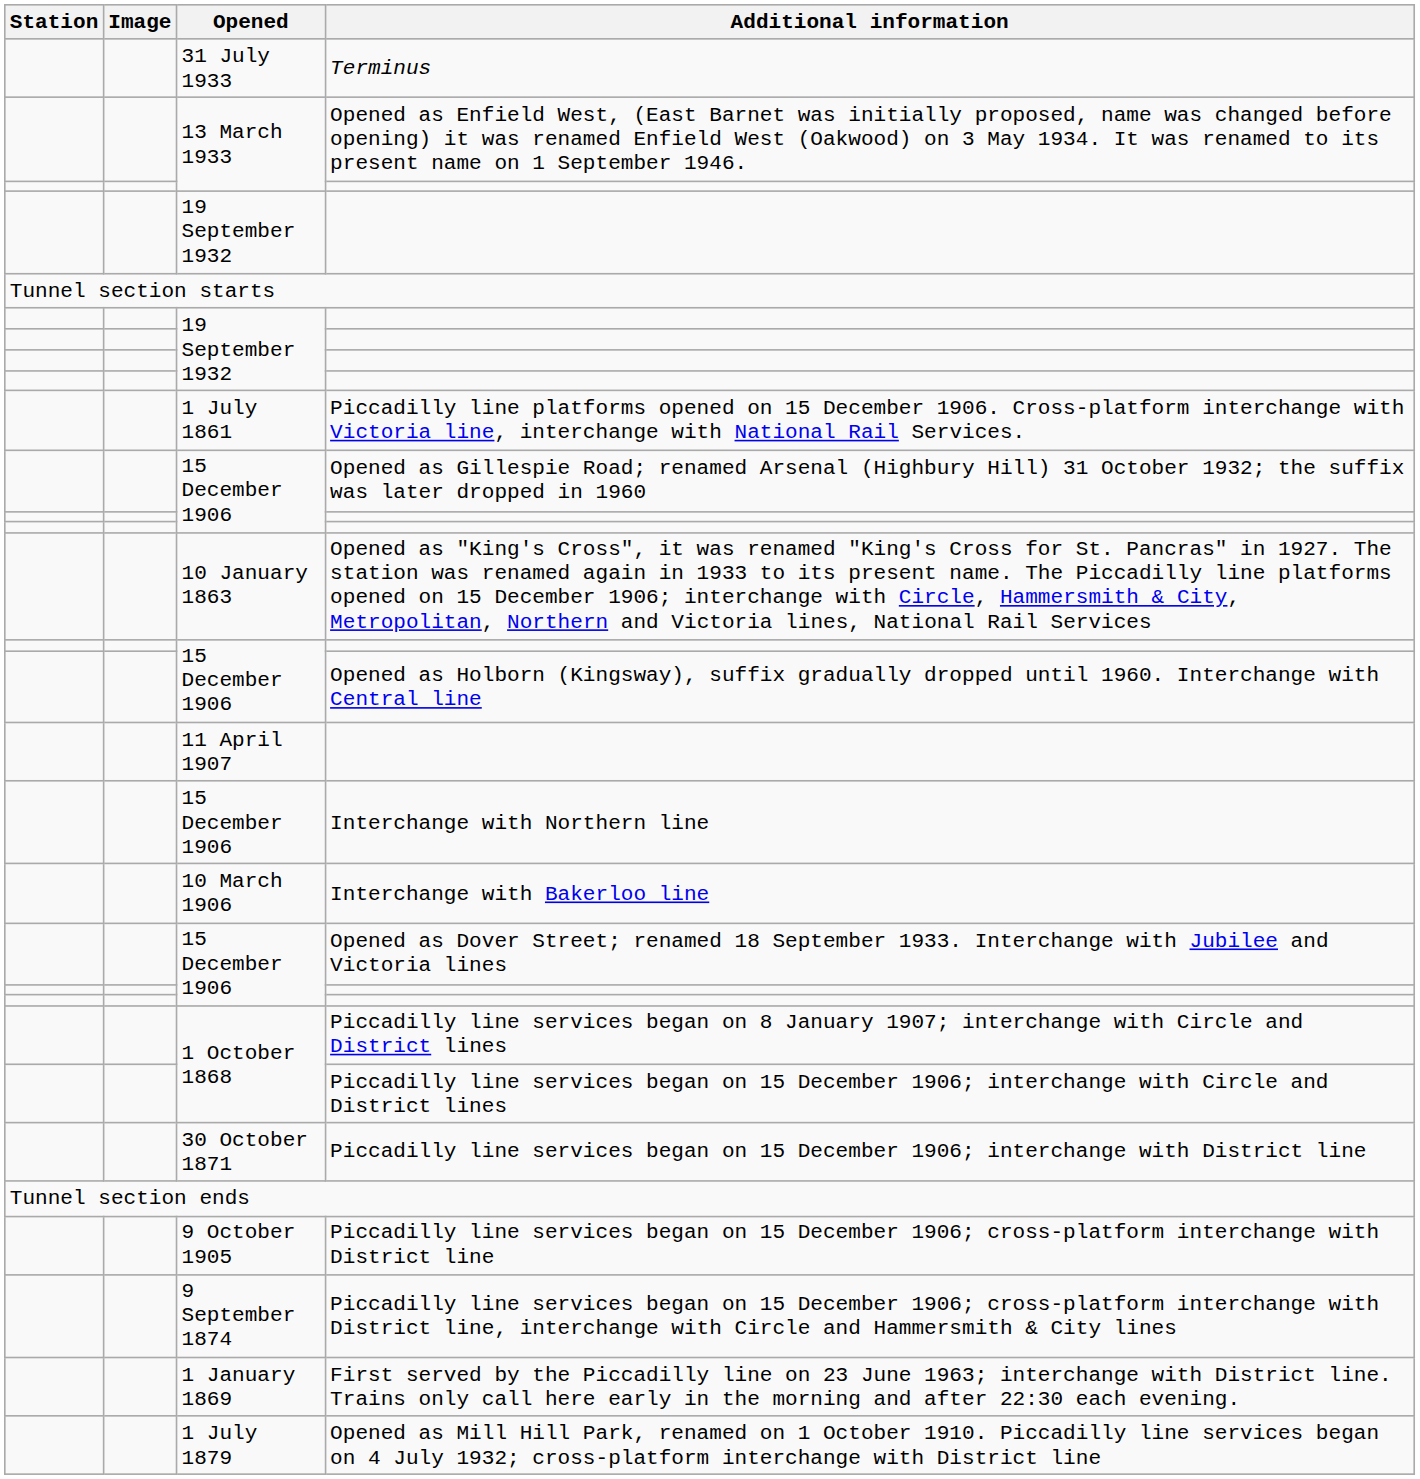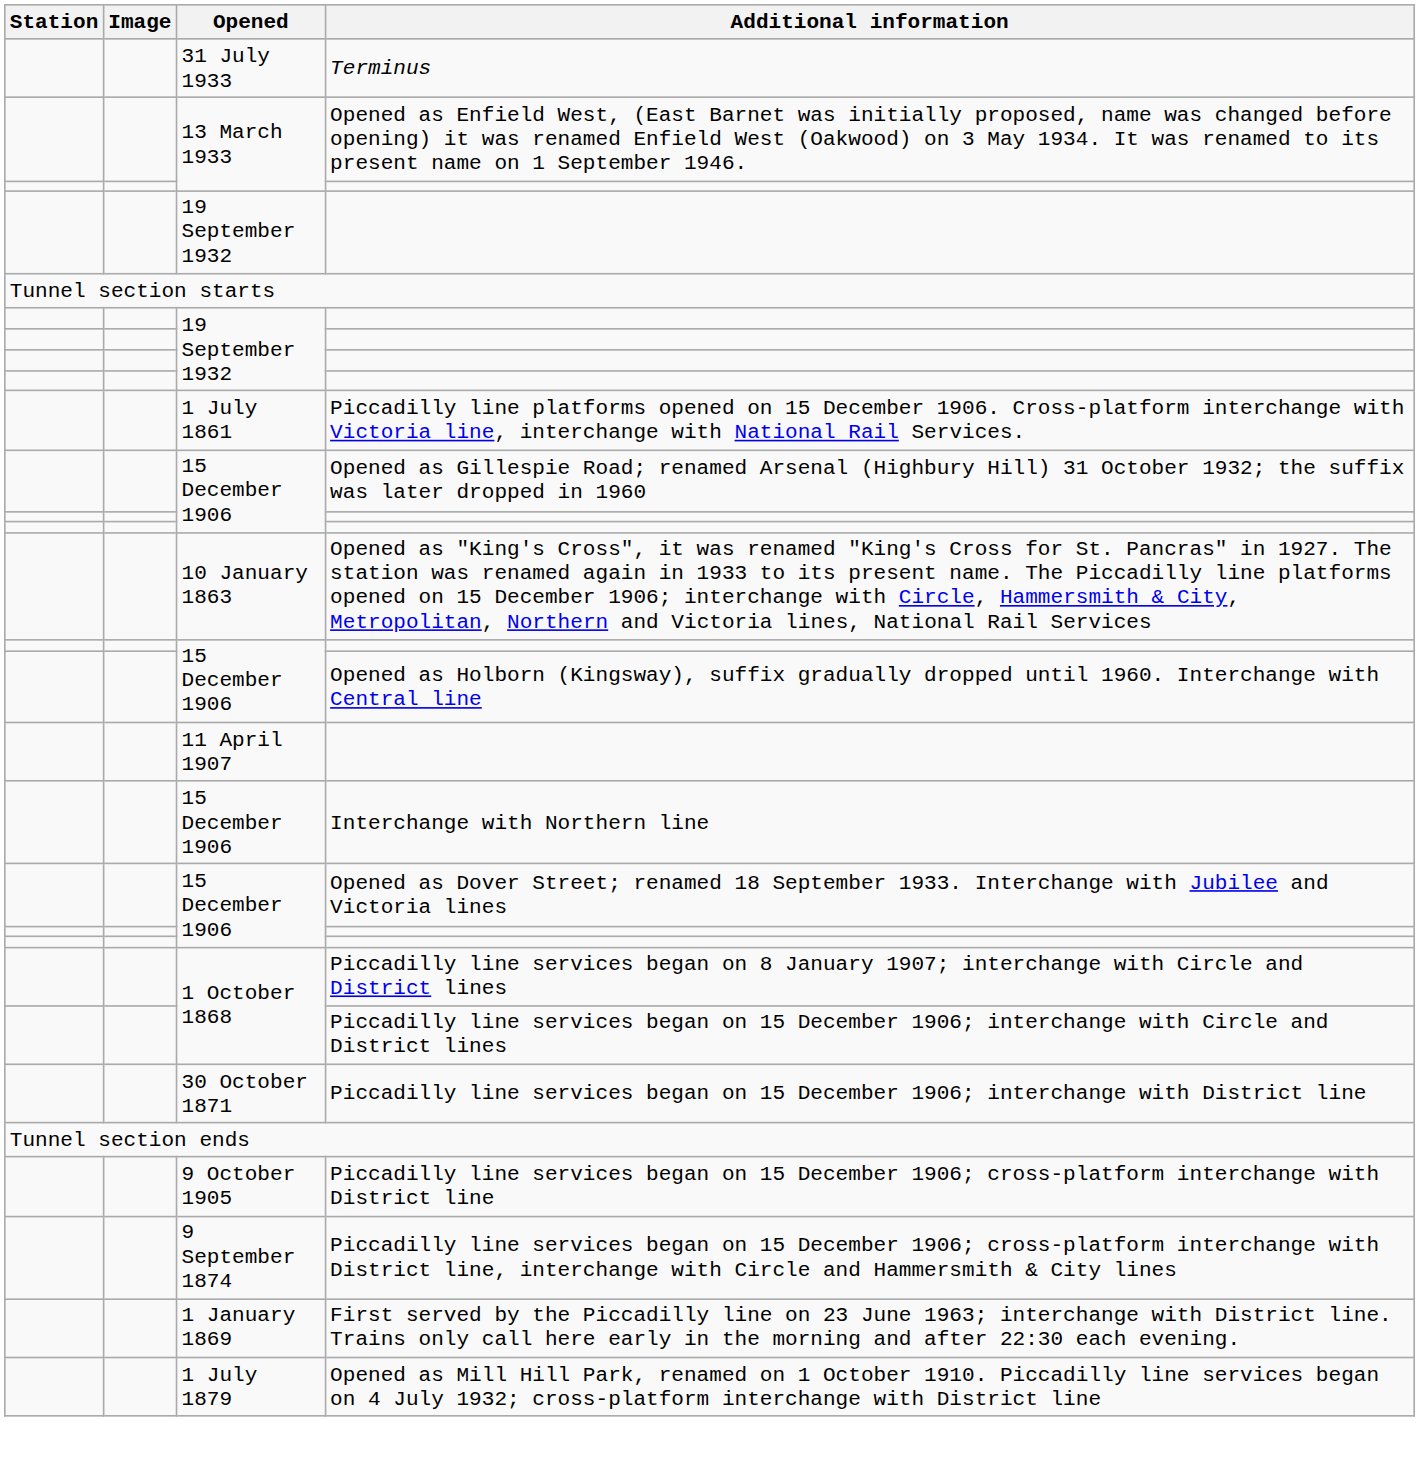- row: (232, 893)
